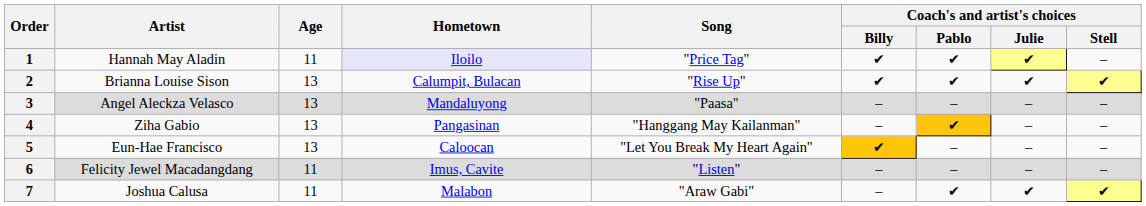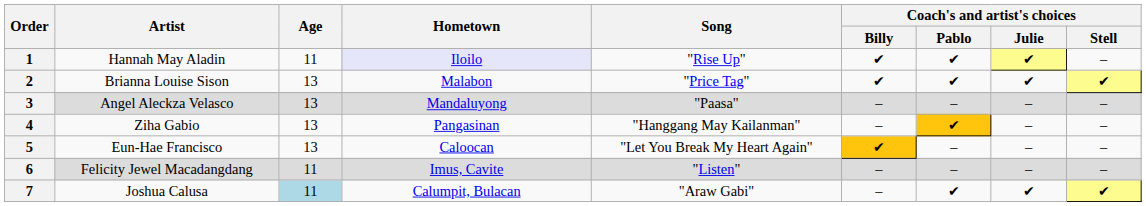(716, 59) "Price Tag" -> (716, 59) "Rise Up"
(467, 81) Calumpit, Bulacan -> (467, 81) Malabon
(716, 81) "Rise Up" -> (716, 81) "Price Tag"
(310, 191) no background -> (310, 191) lightblue background
(467, 191) Malabon -> (467, 191) Calumpit, Bulacan
